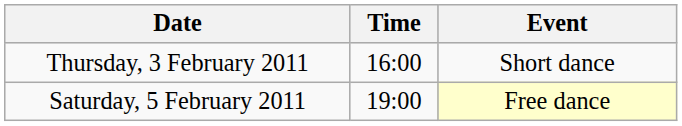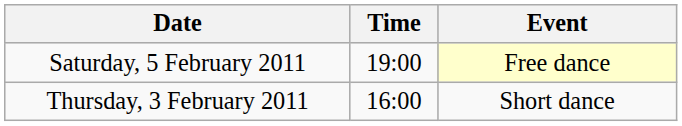rows swapped: (178, 62) <-> (178, 100)
